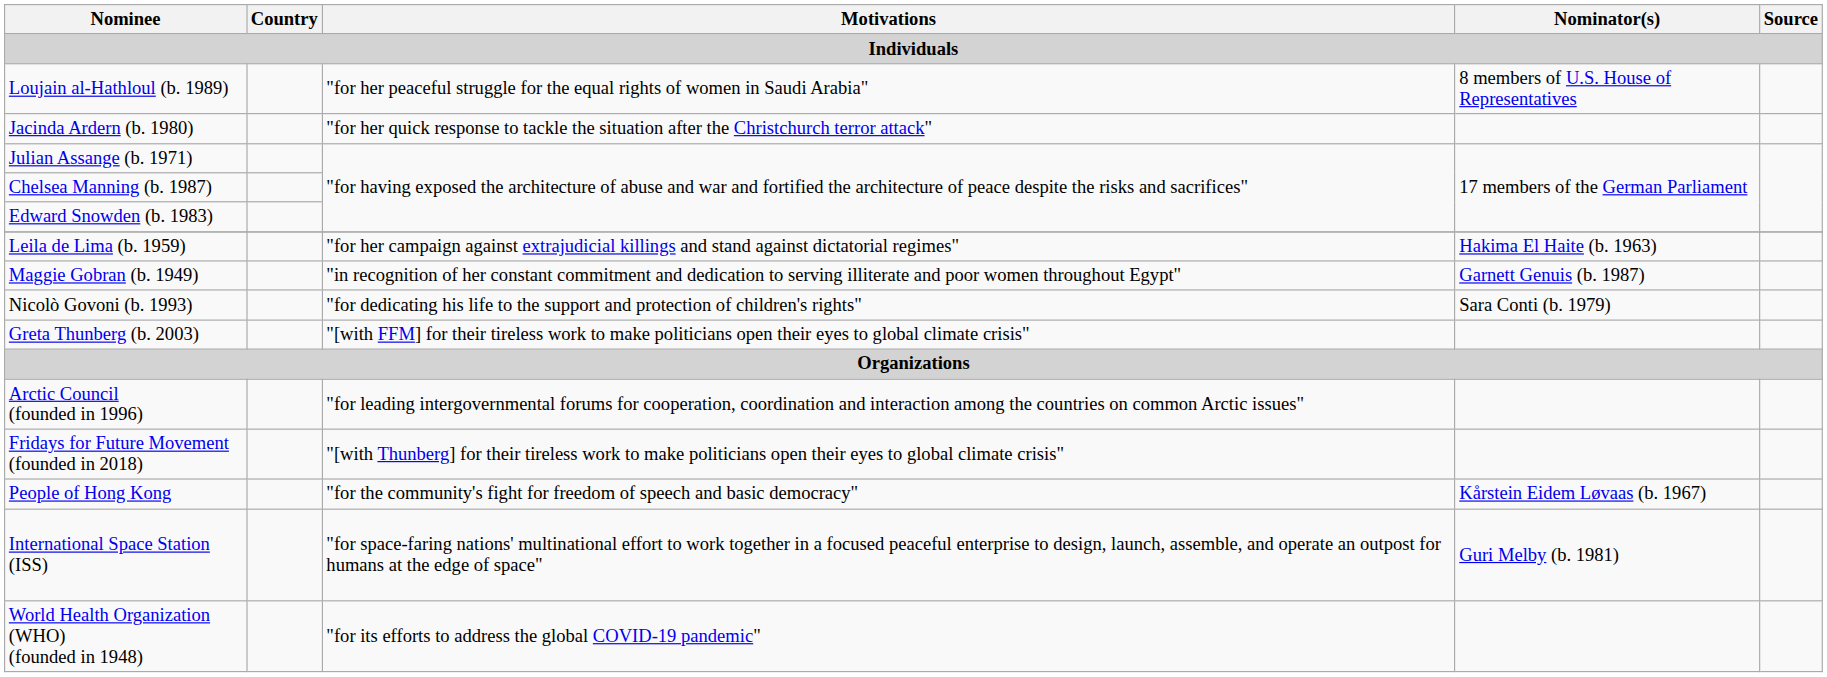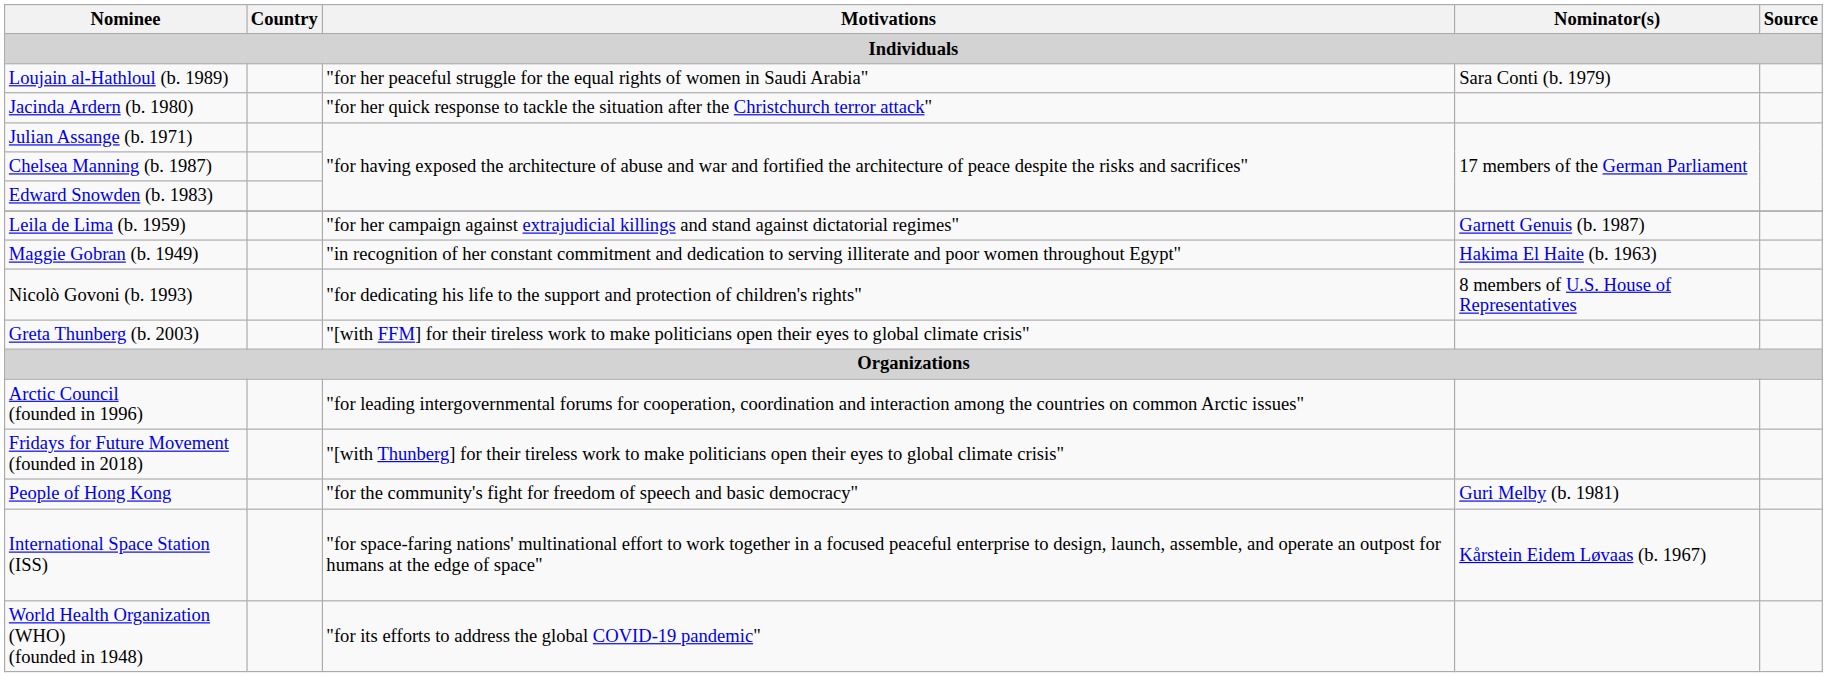(1565, 88) 8 members of U.S. House of Representatives -> (1535, 78) Sara Conti (b. 1979)
(1558, 246) Hakima El Haite (b. 1963) -> (1552, 225) Garnett Genuis (b. 1987)
(1552, 275) Garnett Genuis (b. 1987) -> (1558, 254) Hakima El Haite (b. 1963)
(1535, 305) Sara Conti (b. 1979) -> (1565, 294) 8 members of U.S. House of Representatives
(1583, 493) Kårstein Eidem Løvaas (b. 1967) -> (1539, 493) Guri Melby (b. 1981)
(1539, 554) Guri Melby (b. 1981) -> (1583, 554) Kårstein Eidem Løvaas (b. 1967)
